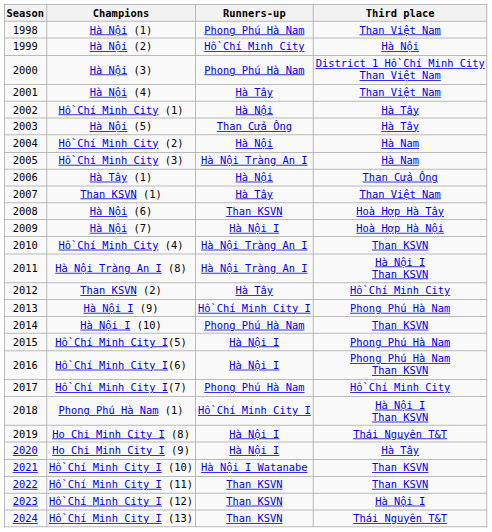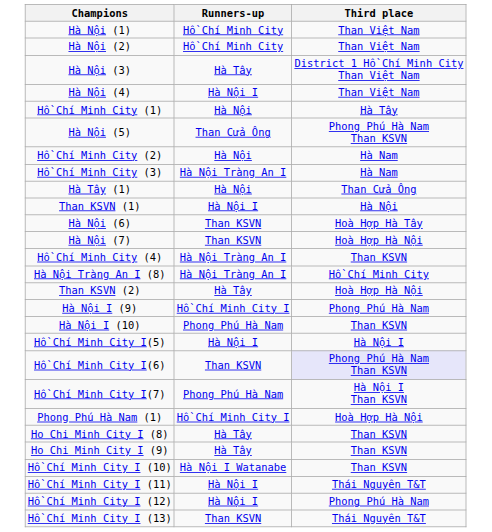- column: (25, 13)
(254, 30) Phong Phú Hà Nam -> (233, 30) Hồ Chí Minh City
(400, 47) Hà Nội -> (379, 47) Than Việt Nam
(254, 70) Phong Phú Hà Nam -> (233, 70) Hà Tây
(254, 93) Hà Tây -> (233, 93) Hà Nội I
(400, 127) Hà Tây -> (379, 133) Phong Phú Hà Nam Than KSVN
(254, 194) Hà Tây -> (233, 206) Hà Nội I
(400, 194) Than Việt Nam -> (379, 206) Hà Nội
(254, 228) Hà Nội I -> (233, 240) Than KSVN
(400, 268) Hà Nội I Than KSVN -> (379, 274) Hồ Chí Minh City
(400, 291) Hồ Chí Minh City -> (379, 291) Hoà Hợp Hà Nội
(400, 342) Phong Phú Hà Nam -> (379, 342) Hà Nội I
(254, 365) Hà Nội I -> (233, 365) Than KSVN
(400, 365) no background -> (379, 365) lavender background
(400, 388) Hồ Chí Minh City -> (379, 394) Hà Nội I Than KSVN
(400, 411) Hà Nội I Than KSVN -> (379, 417) Hoà Hợp Hà Nội
(254, 434) Hà Nội I -> (233, 434) Hà Tây
(400, 434) Thái Nguyên T&T -> (379, 434) Than KSVN
(254, 451) Hà Nội I -> (233, 451) Hà Tây
(400, 451) Hà Tây -> (379, 451) Than KSVN
(254, 485) Than KSVN -> (233, 485) Hà Nội I
(400, 485) Than KSVN -> (379, 485) Thái Nguyên T&T
(254, 502) Than KSVN -> (233, 502) Hà Nội I
(400, 502) Hà Nội I -> (379, 502) Phong Phú Hà Nam
